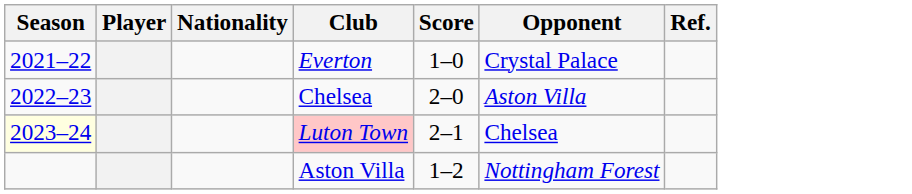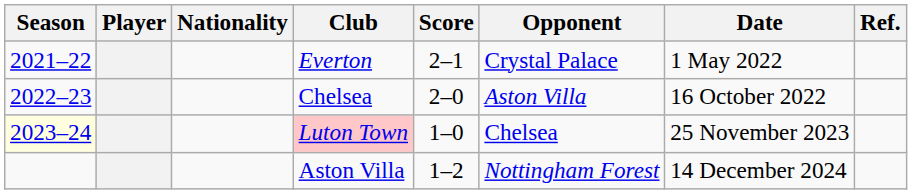+ column: (760, 22)
(446, 59) 1–0 -> (446, 59) 2–1
(446, 133) 2–1 -> (446, 133) 1–0
